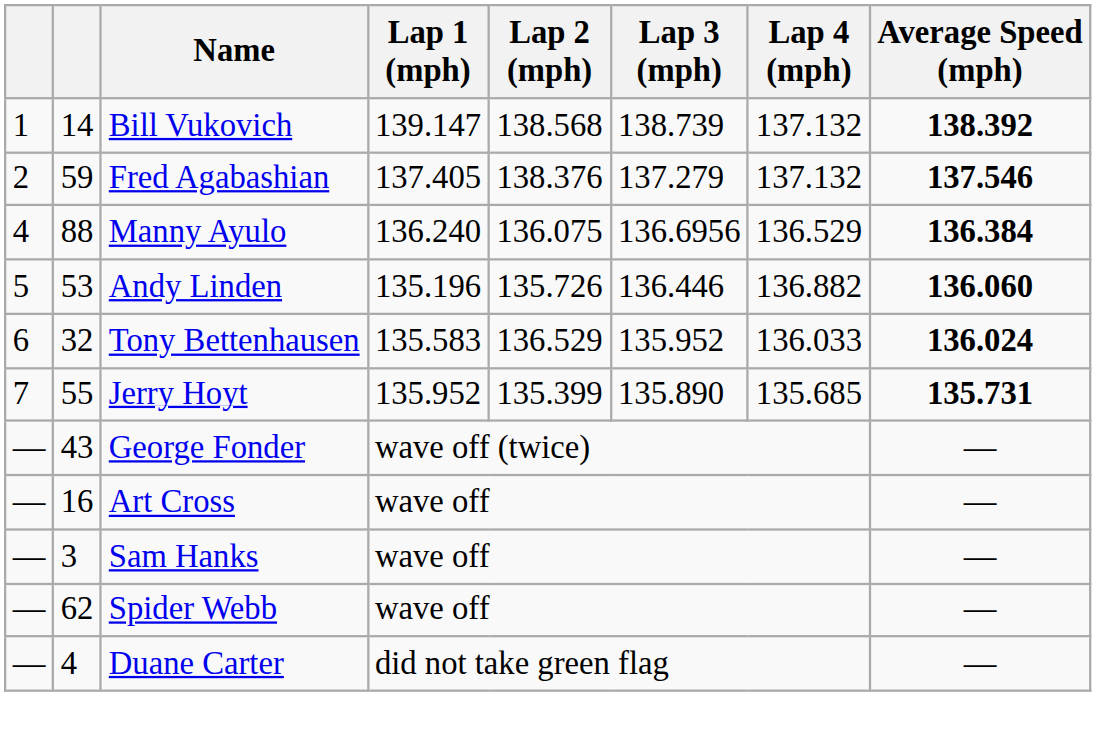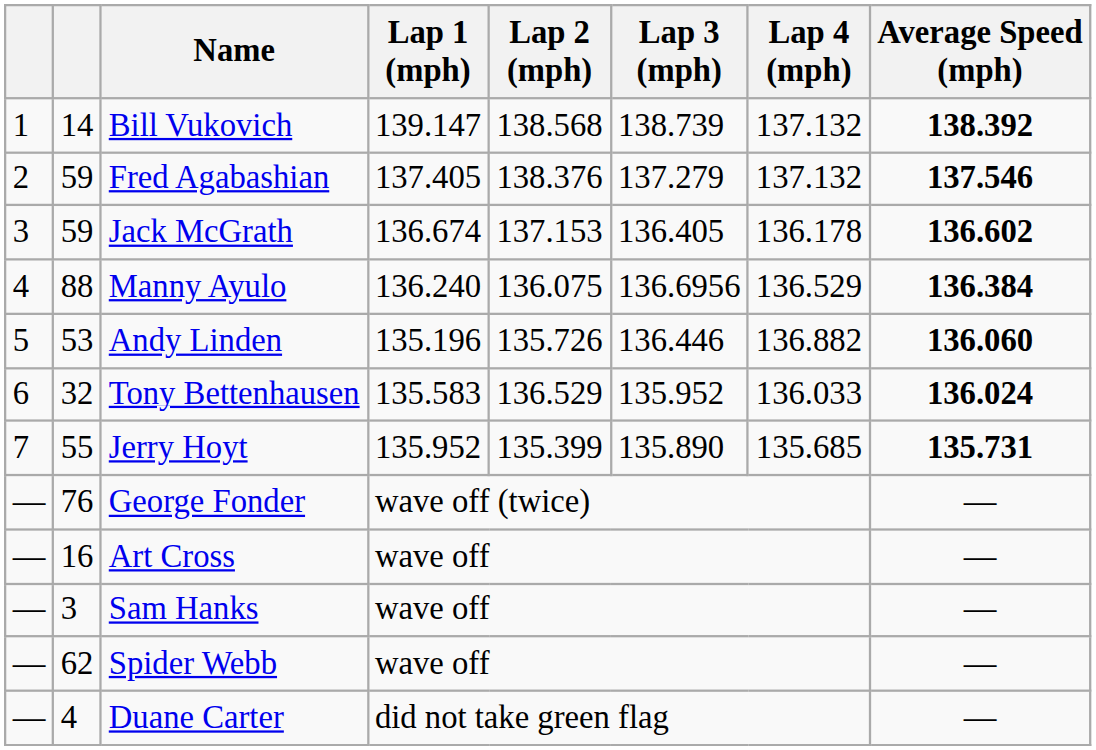+ row: (201, 232)
(77, 447) 43 -> (77, 501) 76
